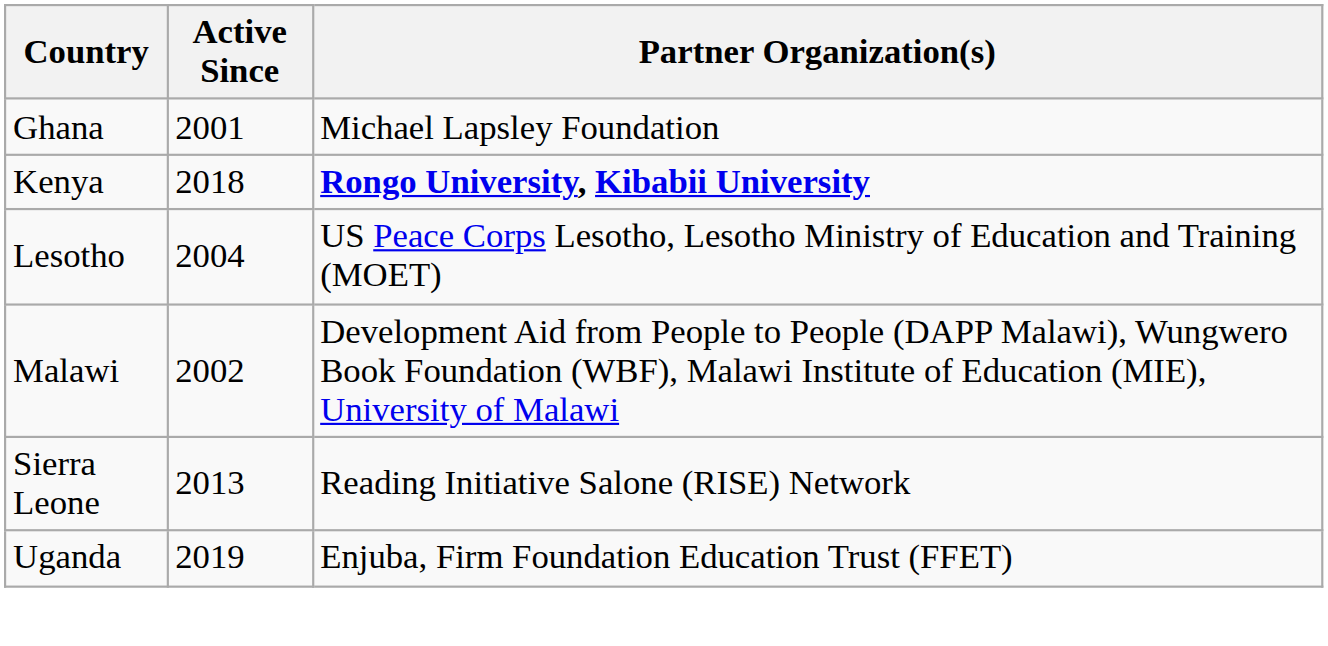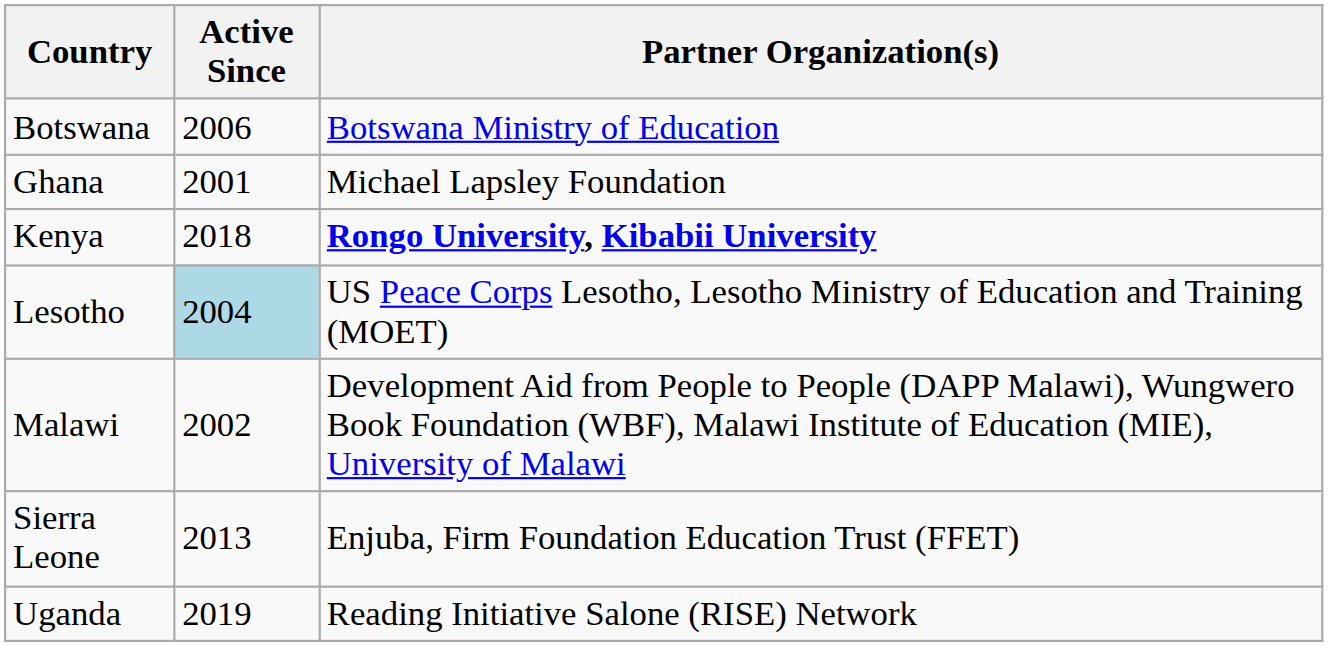+ row: (82, 126)
(210, 255) no background -> (217, 310) lightblue background
(615, 483) Reading Initiative Salone (RISE) Network -> (673, 538) Enjuba, Firm Foundation Education Trust (FFET)
(666, 557) Enjuba, Firm Foundation Education Trust (FFET) -> (622, 612) Reading Initiative Salone (RISE) Network
